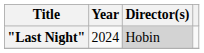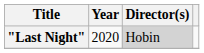(105, 37) 2024 -> (105, 37) 2020
